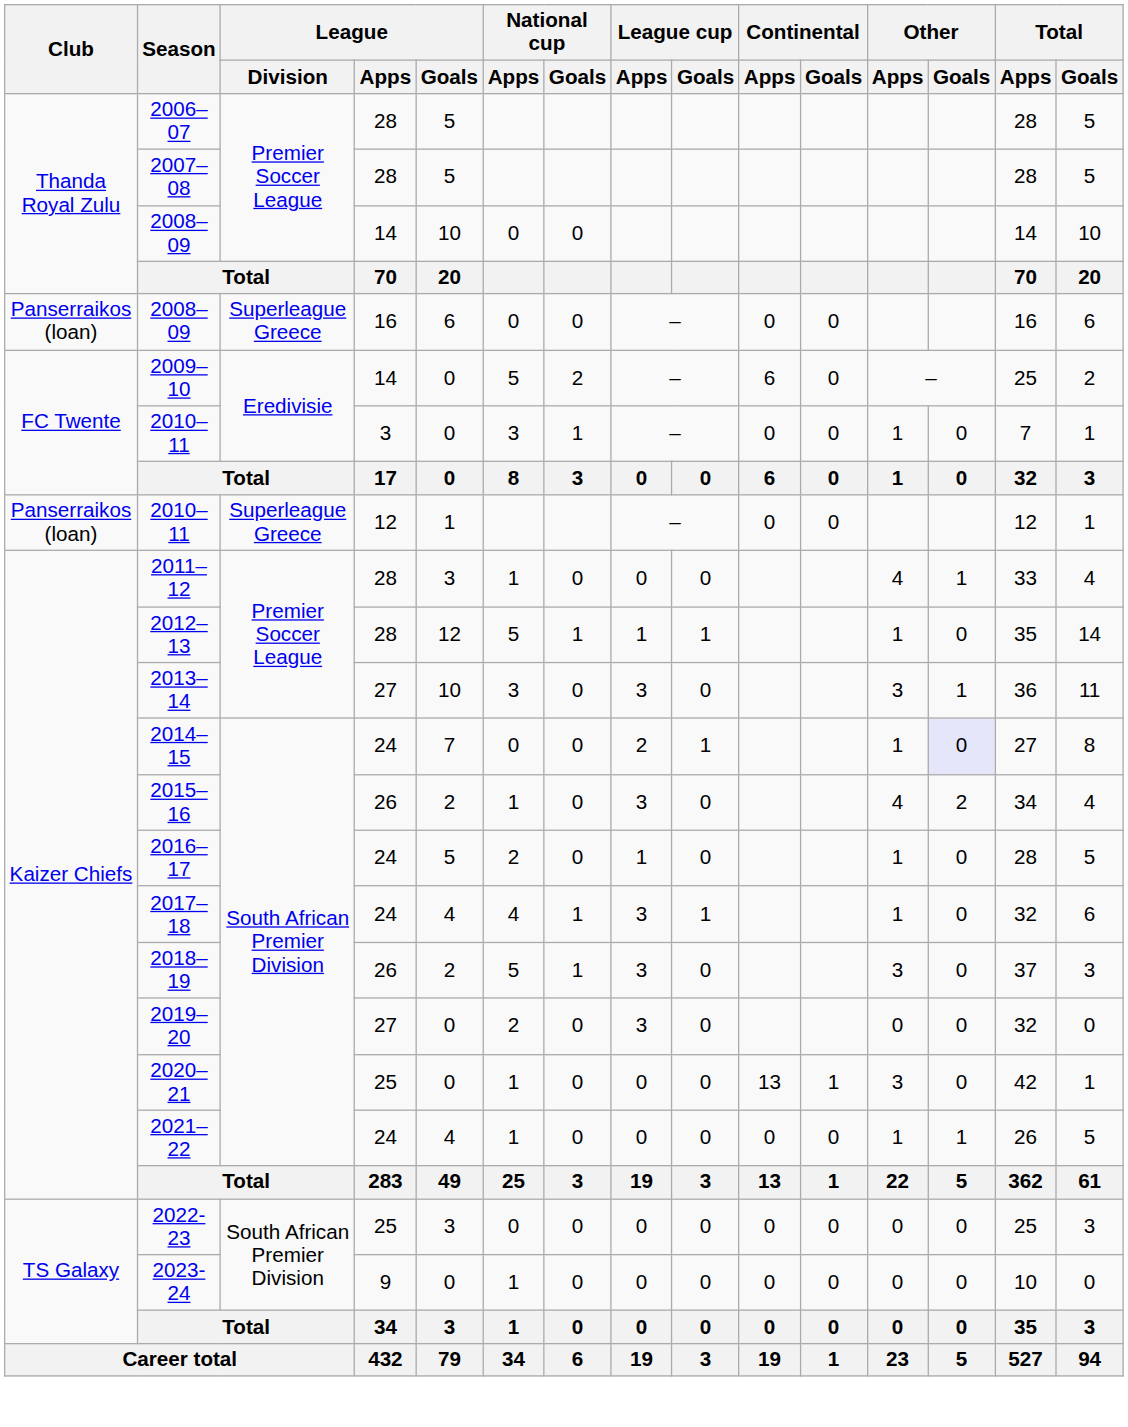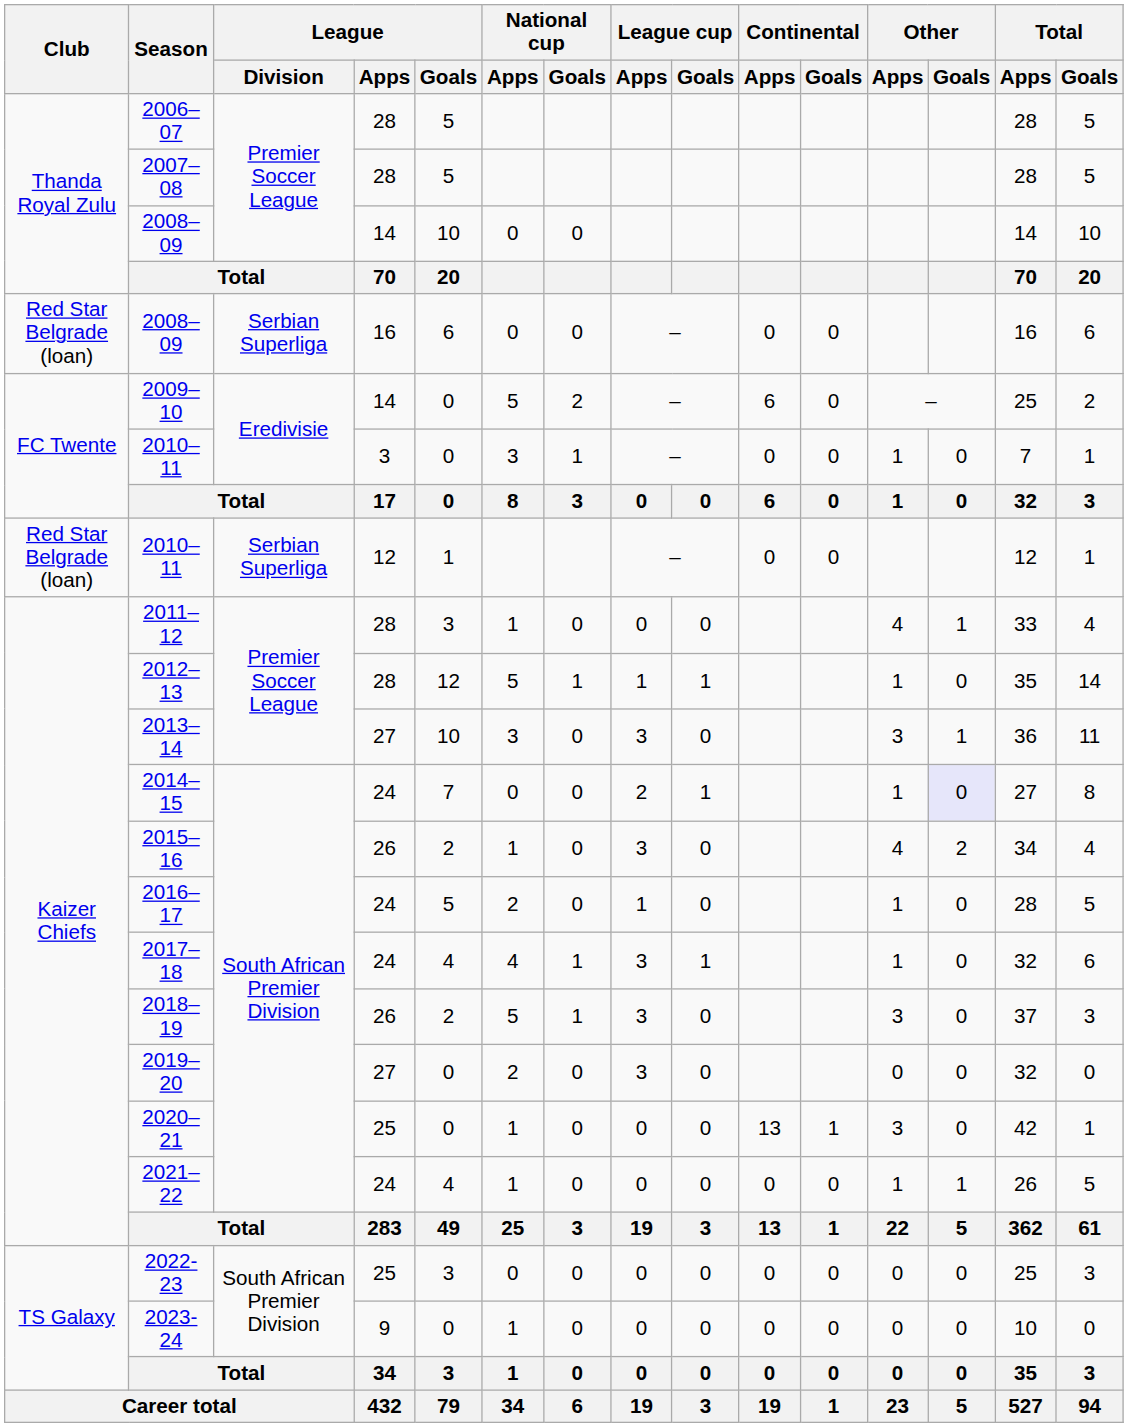(71, 321) Panserraikos (loan) -> (67, 333) Red Star Belgrade (loan)
(288, 321) Superleague Greece -> (284, 333) Serbian Superliga
(71, 522) Panserraikos (loan) -> (67, 557) Red Star Belgrade (loan)
(288, 522) Superleague Greece -> (284, 557) Serbian Superliga
